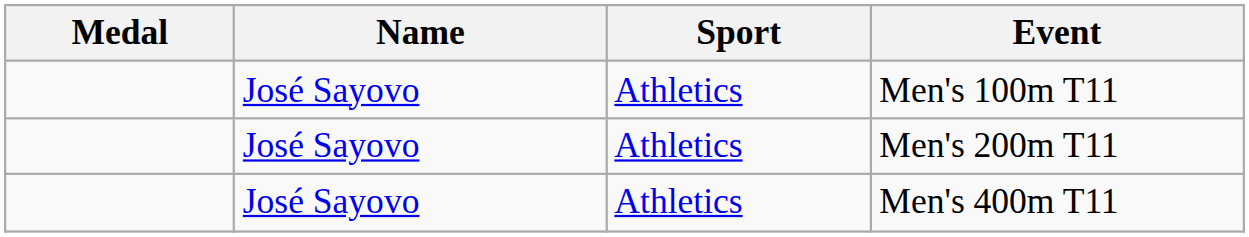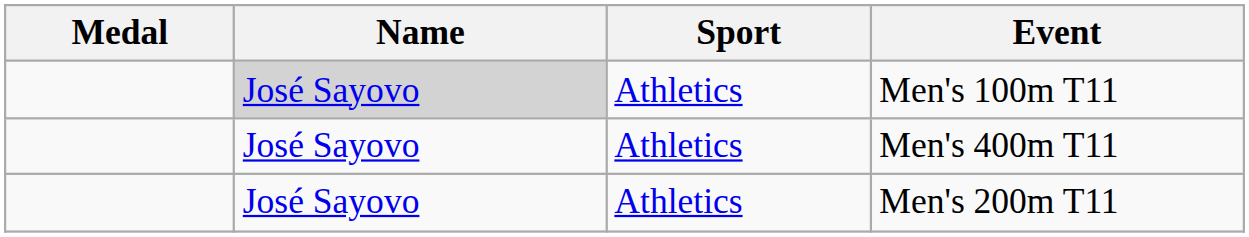(331, 88) no background -> (331, 88) lightgrey background
rows swapped: (999, 145) <-> (999, 201)
